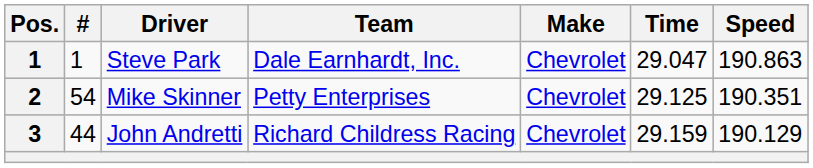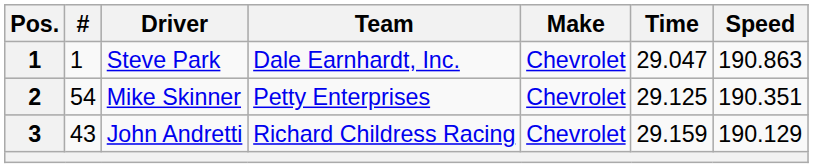(83, 134) 44 -> (83, 134) 43
